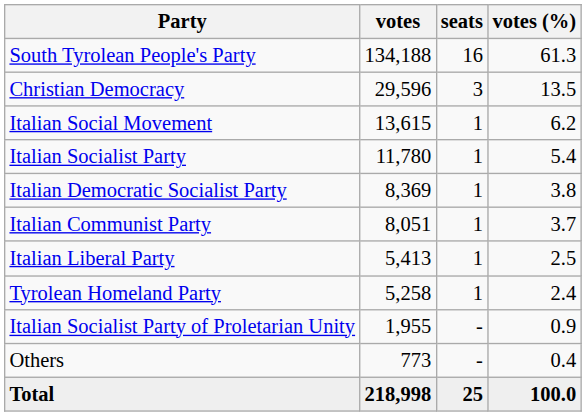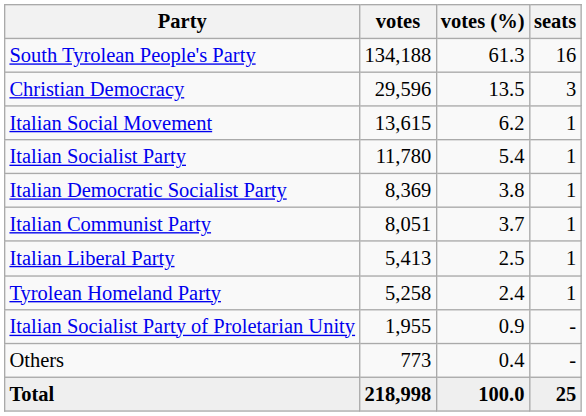columns swapped: (534, 21) <-> (462, 21)
